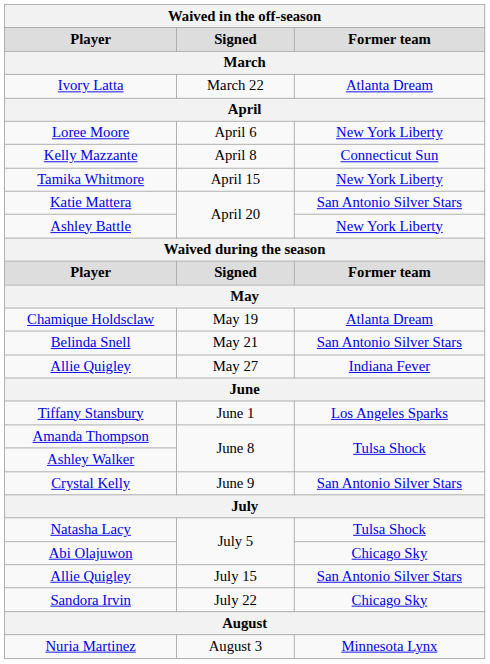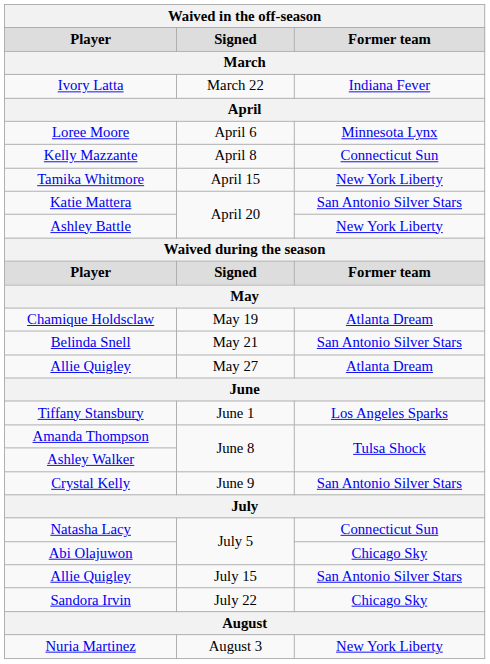(389, 86) Atlanta Dream -> (389, 86) Indiana Fever
(389, 132) New York Liberty -> (389, 132) Minnesota Lynx
(389, 366) Indiana Fever -> (389, 366) Atlanta Dream
(389, 529) Tulsa Shock -> (389, 529) Connecticut Sun
(389, 646) Minnesota Lynx -> (389, 646) New York Liberty
